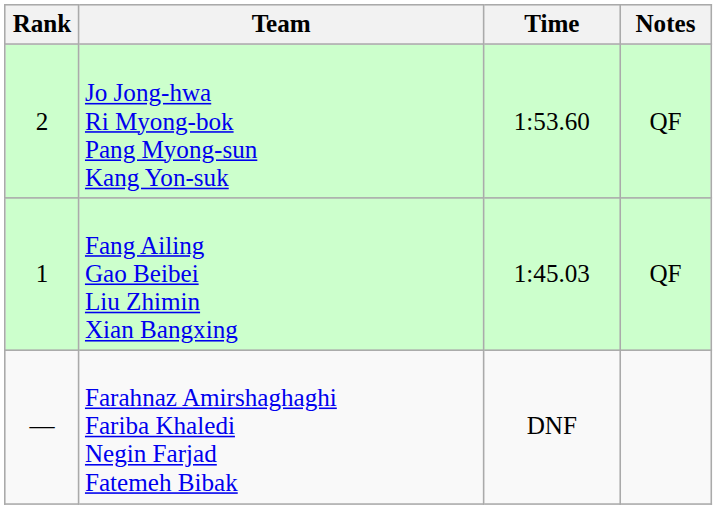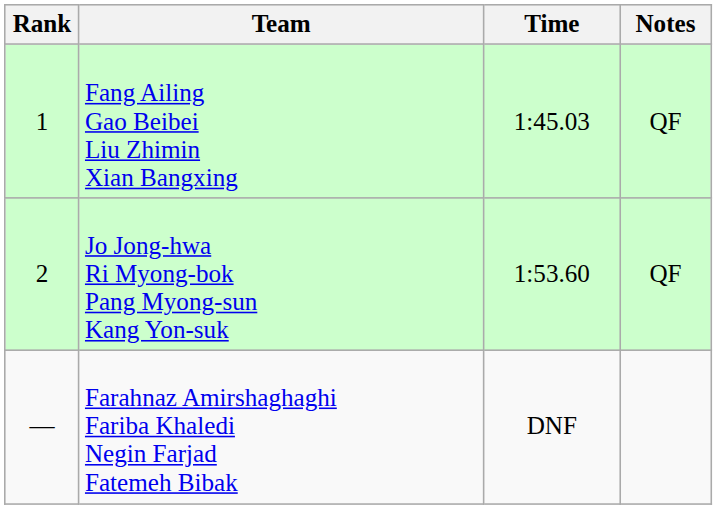rows swapped: (161, 287) <-> (171, 134)
